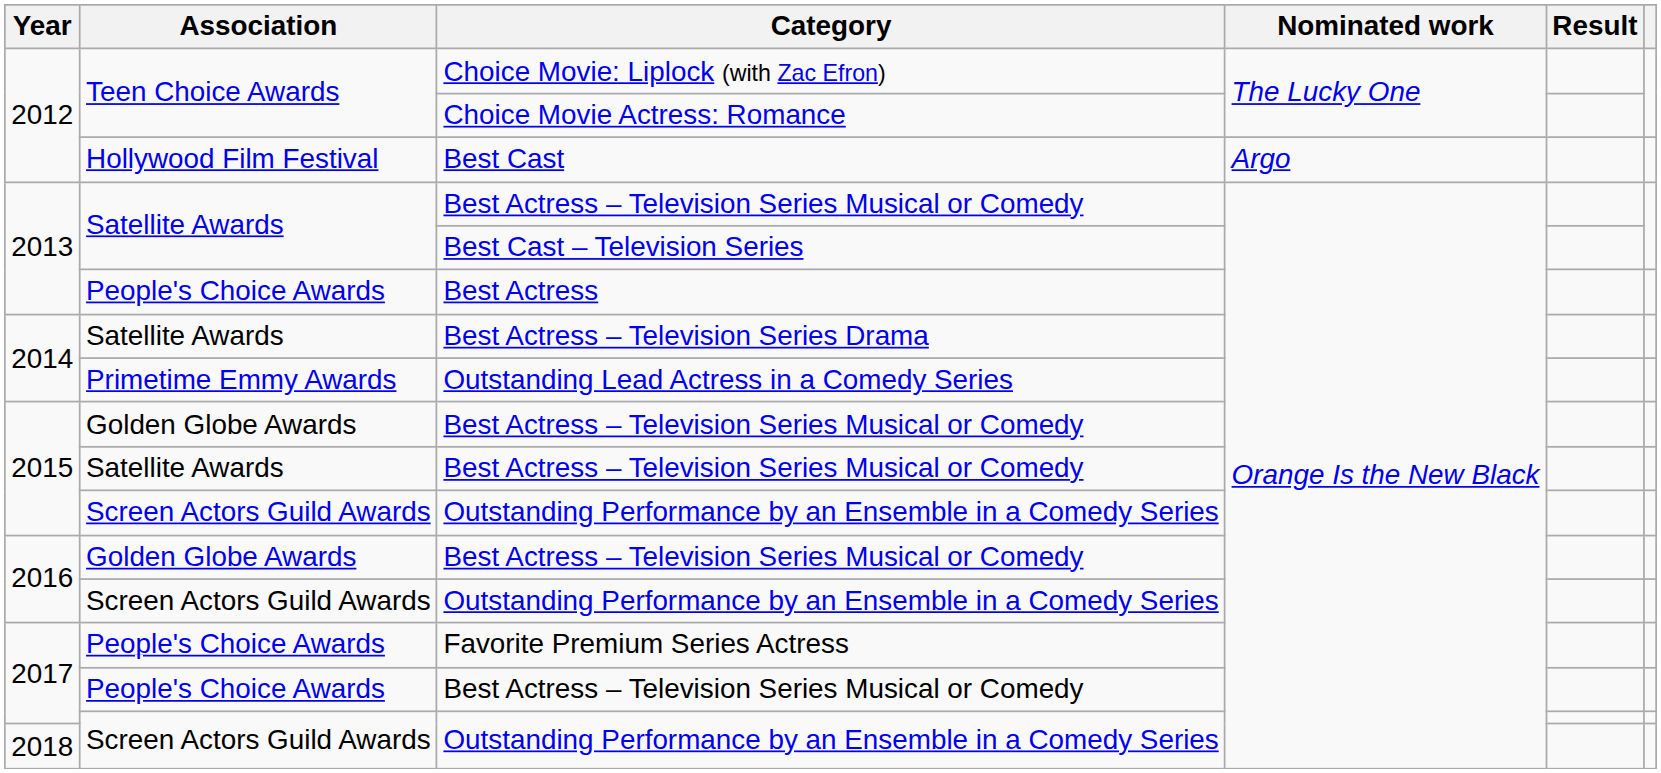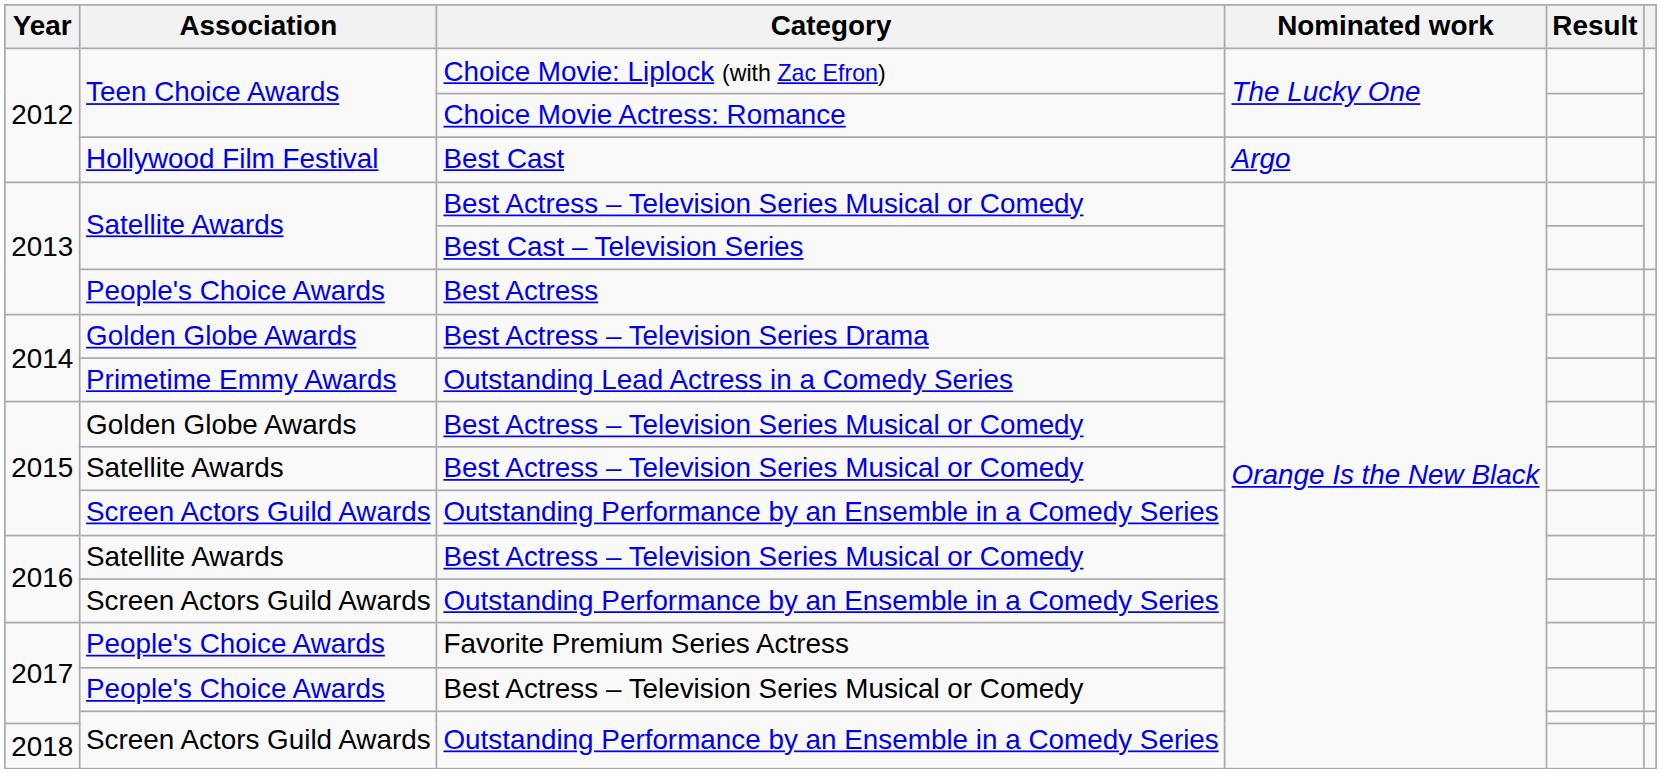(185, 335) Satellite Awards -> (221, 335) Golden Globe Awards
(221, 556) Golden Globe Awards -> (185, 556) Satellite Awards
